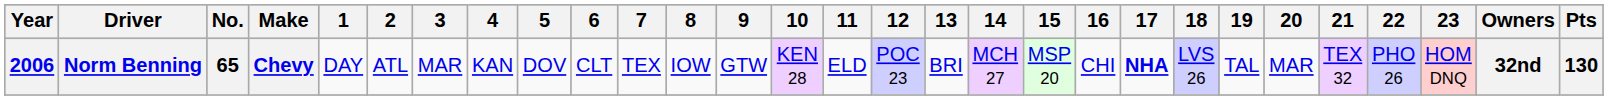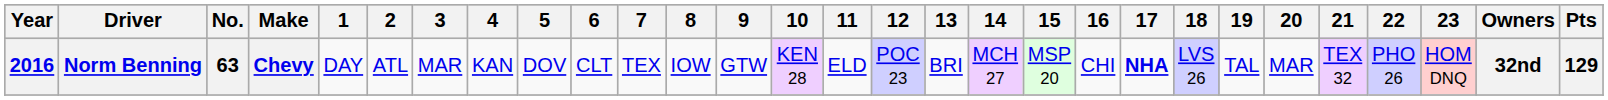(32, 66) 2006 -> (32, 66) 2016
(228, 66) 65 -> (228, 66) 63
(1581, 66) 130 -> (1581, 66) 129
